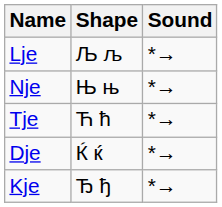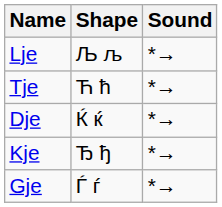- row: (25, 86)
+ row: (26, 185)
